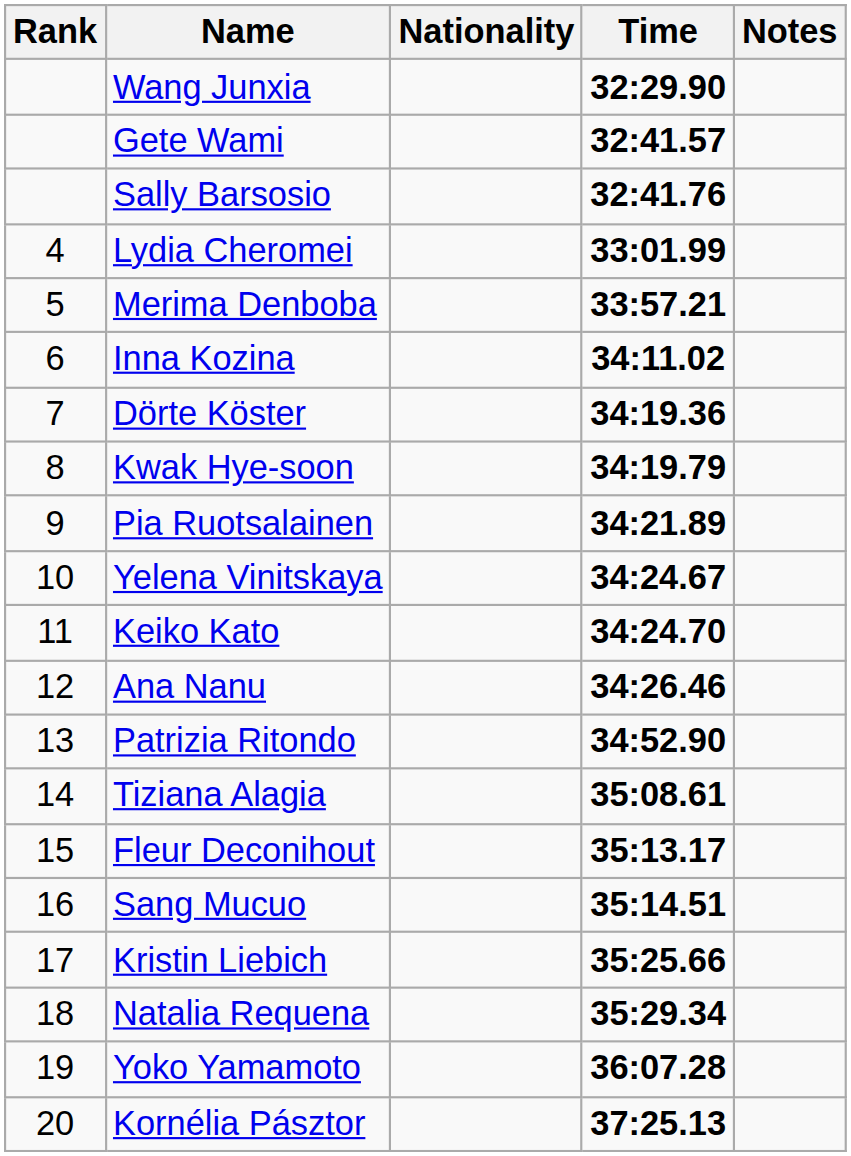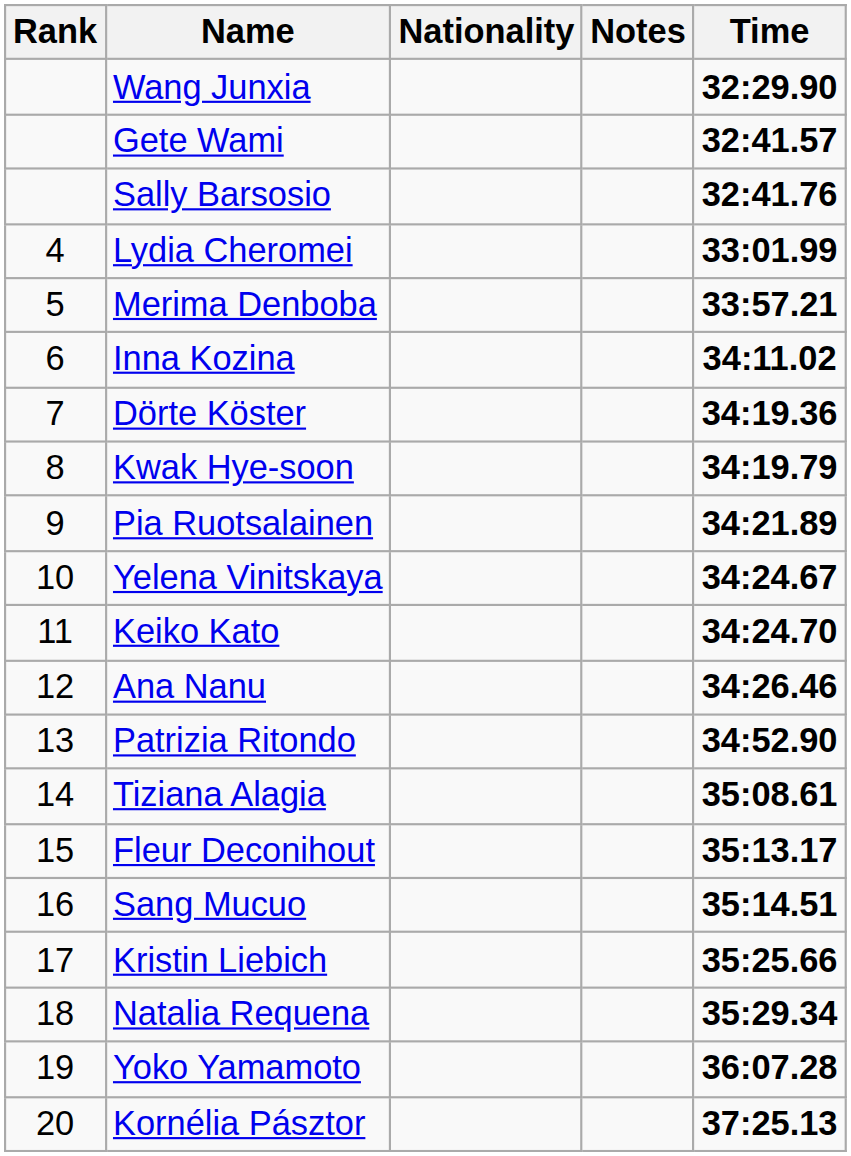columns swapped: (658, 31) <-> (790, 31)
